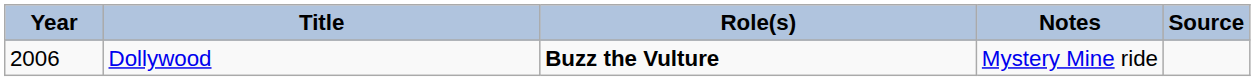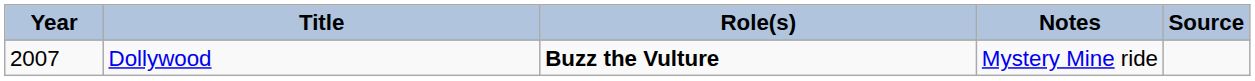(35, 58) 2006 -> (35, 58) 2007
